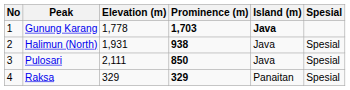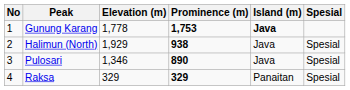(184, 28) 1,703 -> (184, 28) 1,753
(115, 45) 1,931 -> (115, 45) 1,929
(114, 61) 2,111 -> (115, 61) 1,346
(180, 61) 850 -> (180, 61) 890
